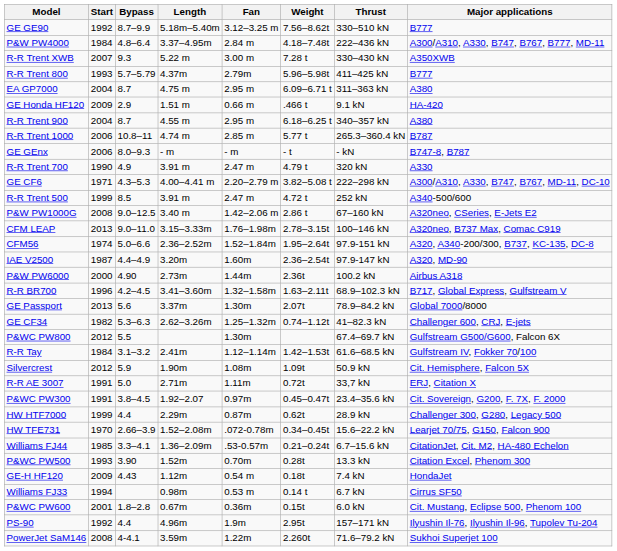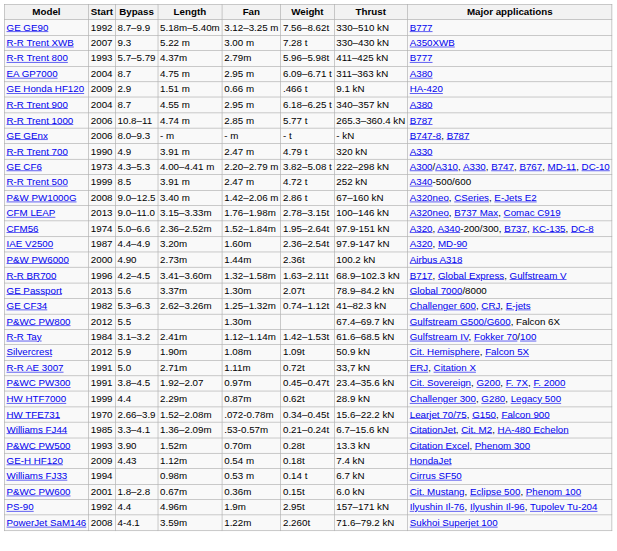- row: (38, 43)
(102, 182) 1971 -> (102, 167) 1973
